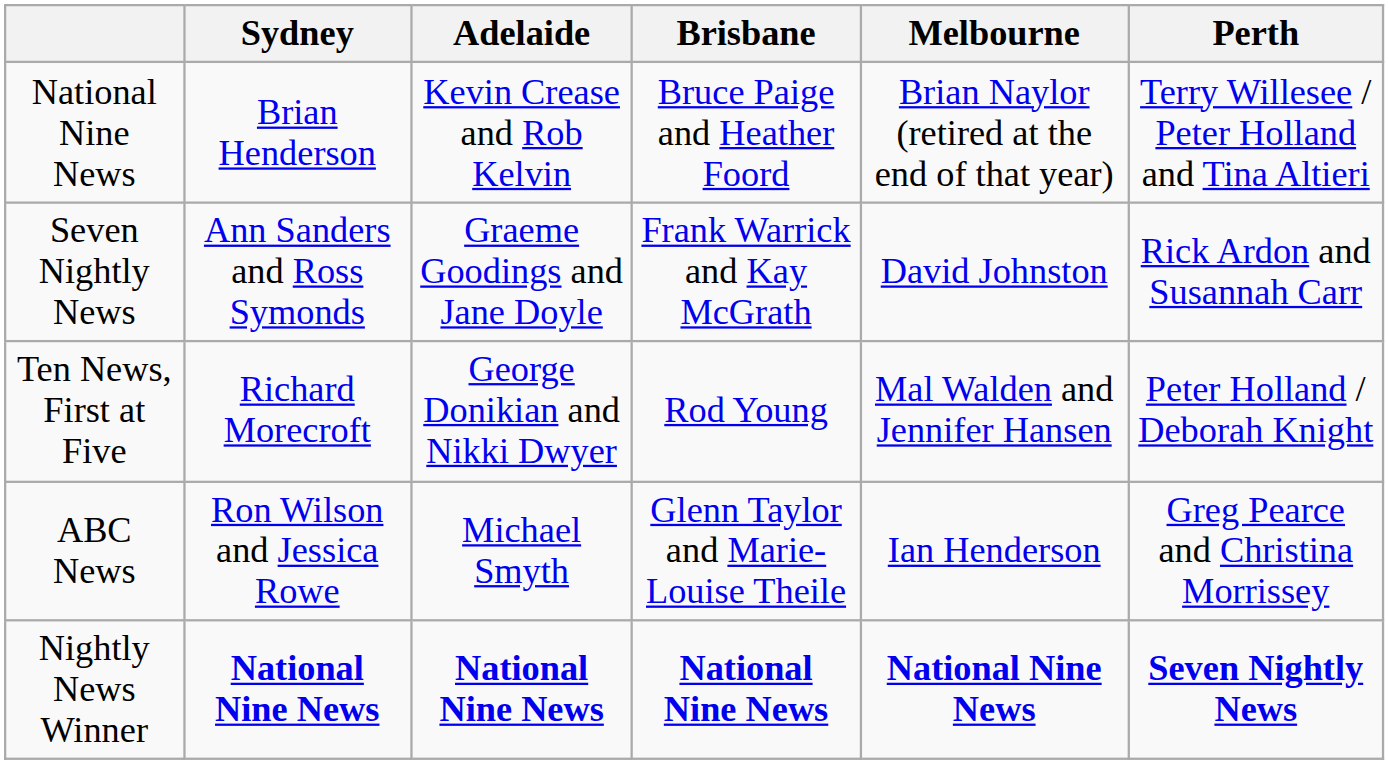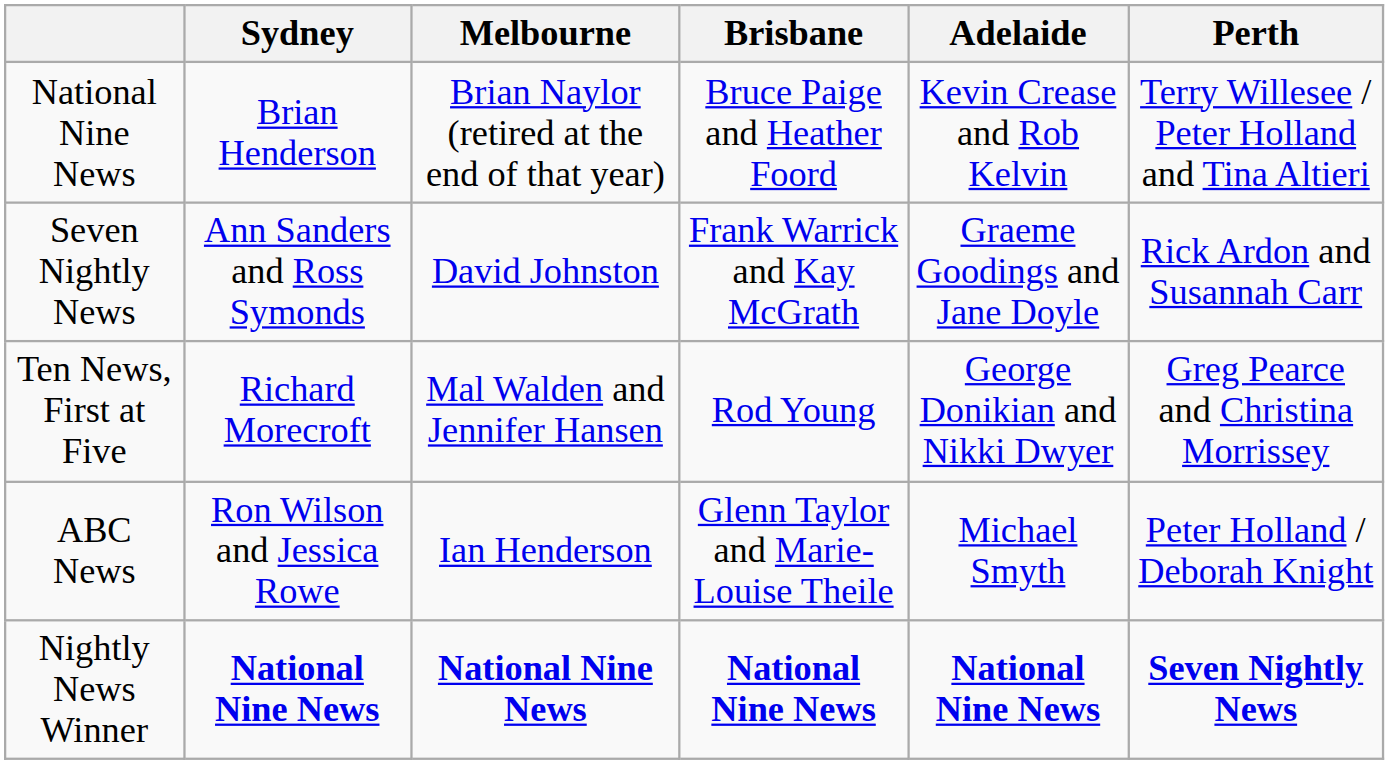columns swapped: (994, 33) <-> (522, 33)
(1256, 410) Peter Holland / Deborah Knight -> (1256, 410) Greg Pearce and Christina Morrissey
(1256, 549) Greg Pearce and Christina Morrissey -> (1256, 549) Peter Holland / Deborah Knight
